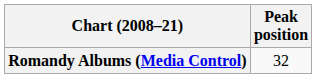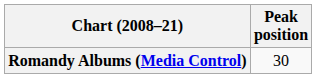(281, 60) 32 -> (281, 60) 30
